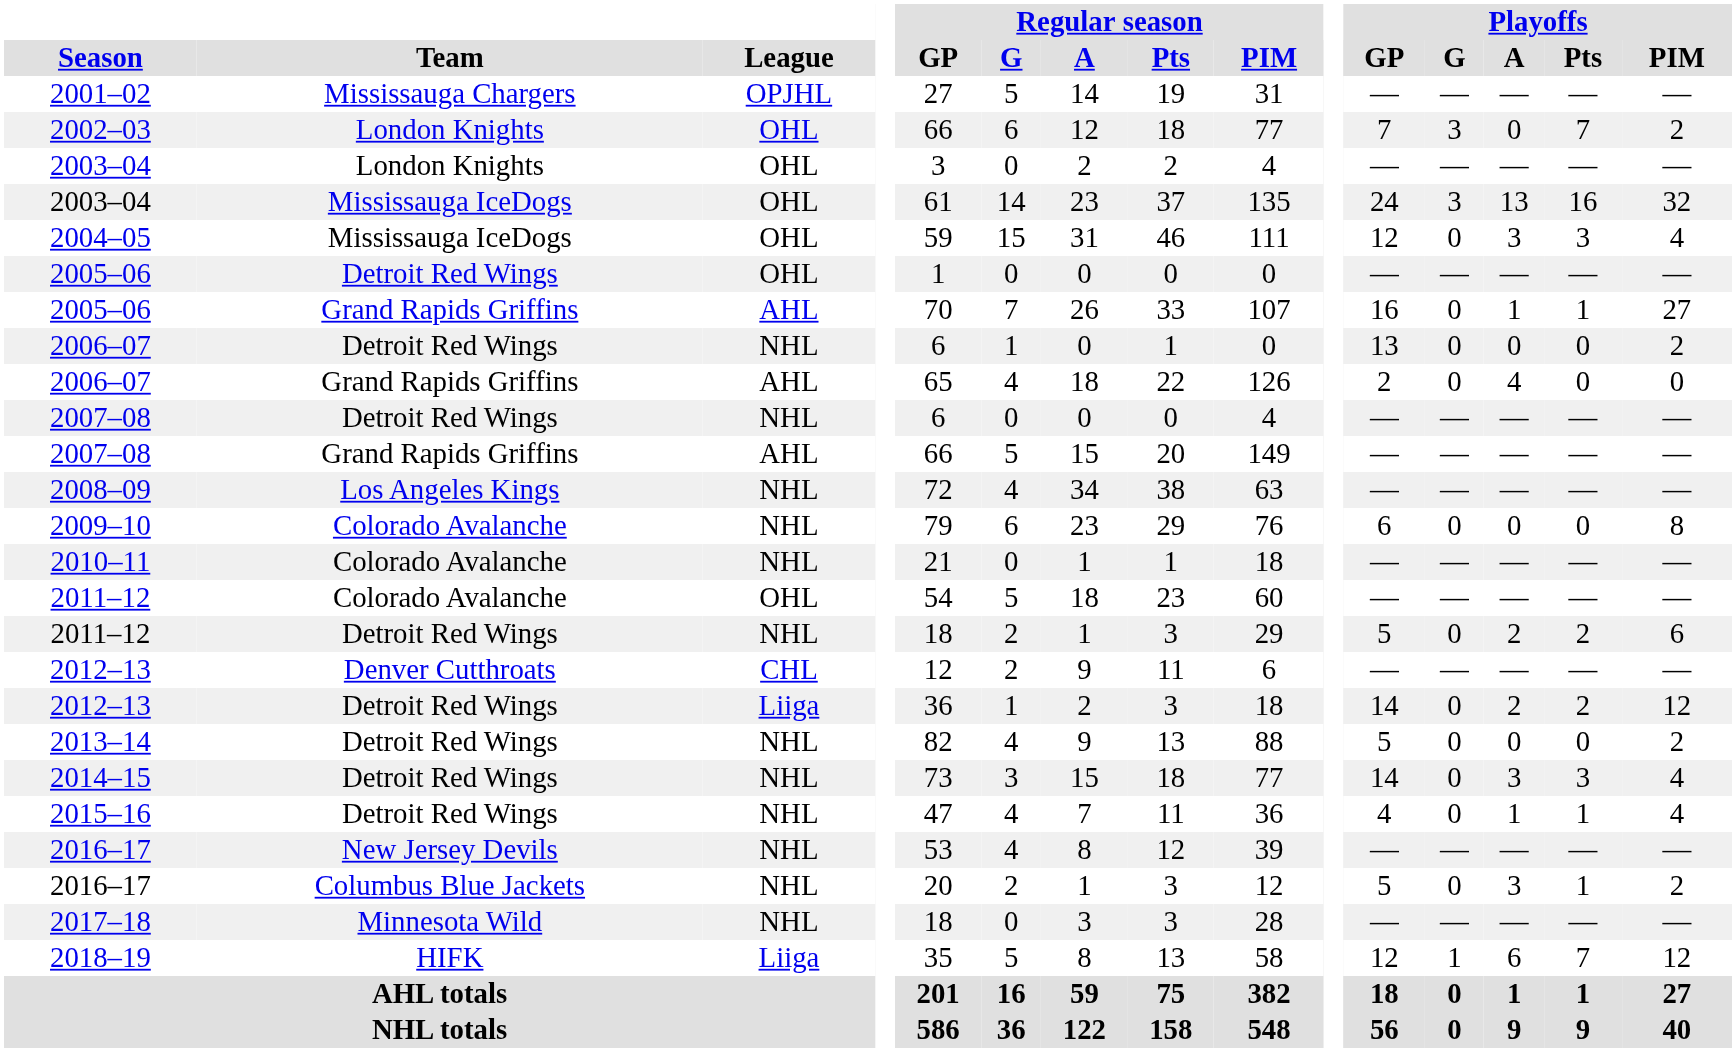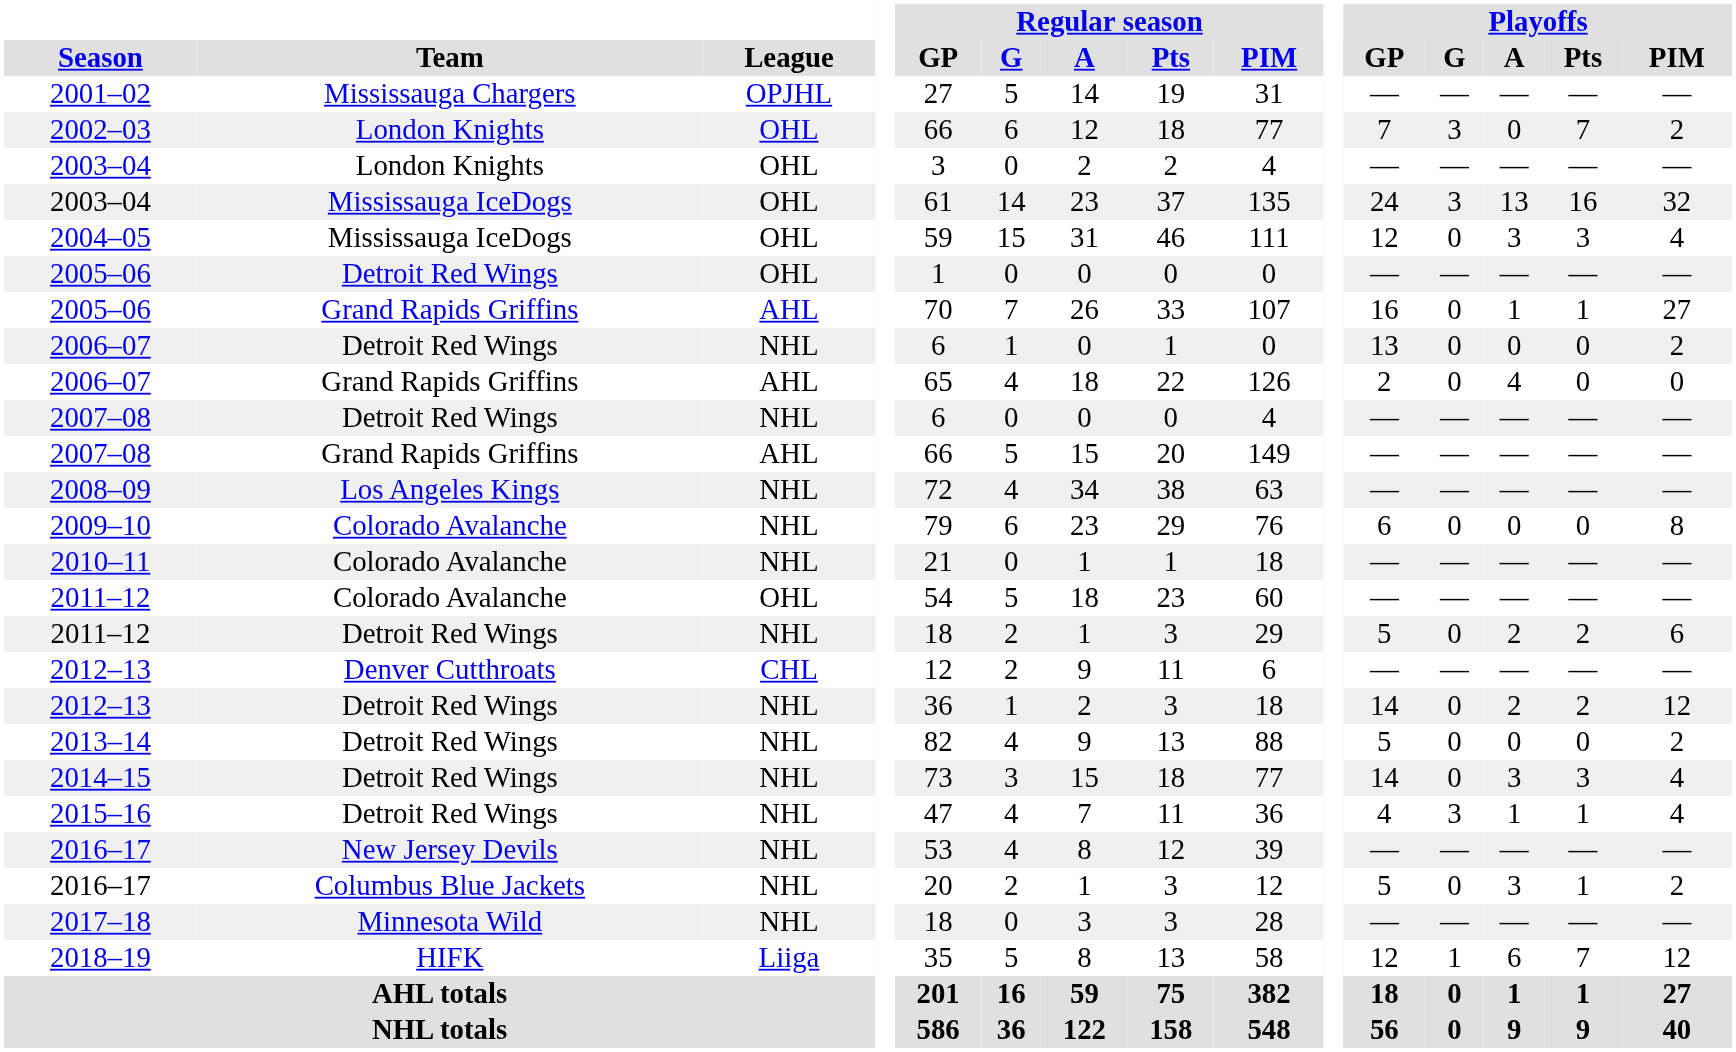(789, 705) Liiga -> (789, 705) NHL
(1454, 813) 0 -> (1454, 813) 3
